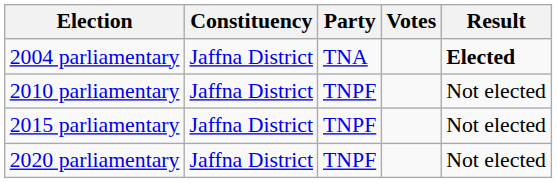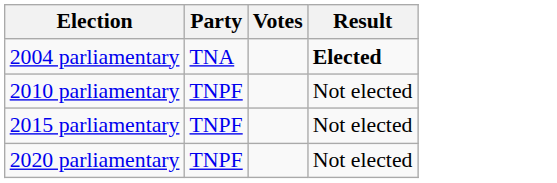- column: (251, 21)
